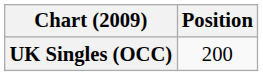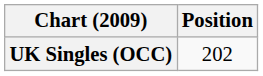(217, 53) 200 -> (217, 53) 202
